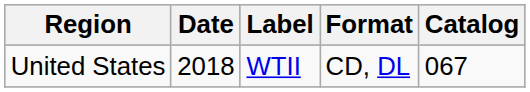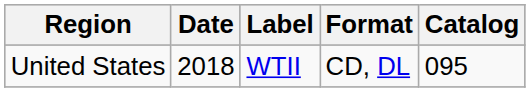(446, 65) 067 -> (446, 65) 095
